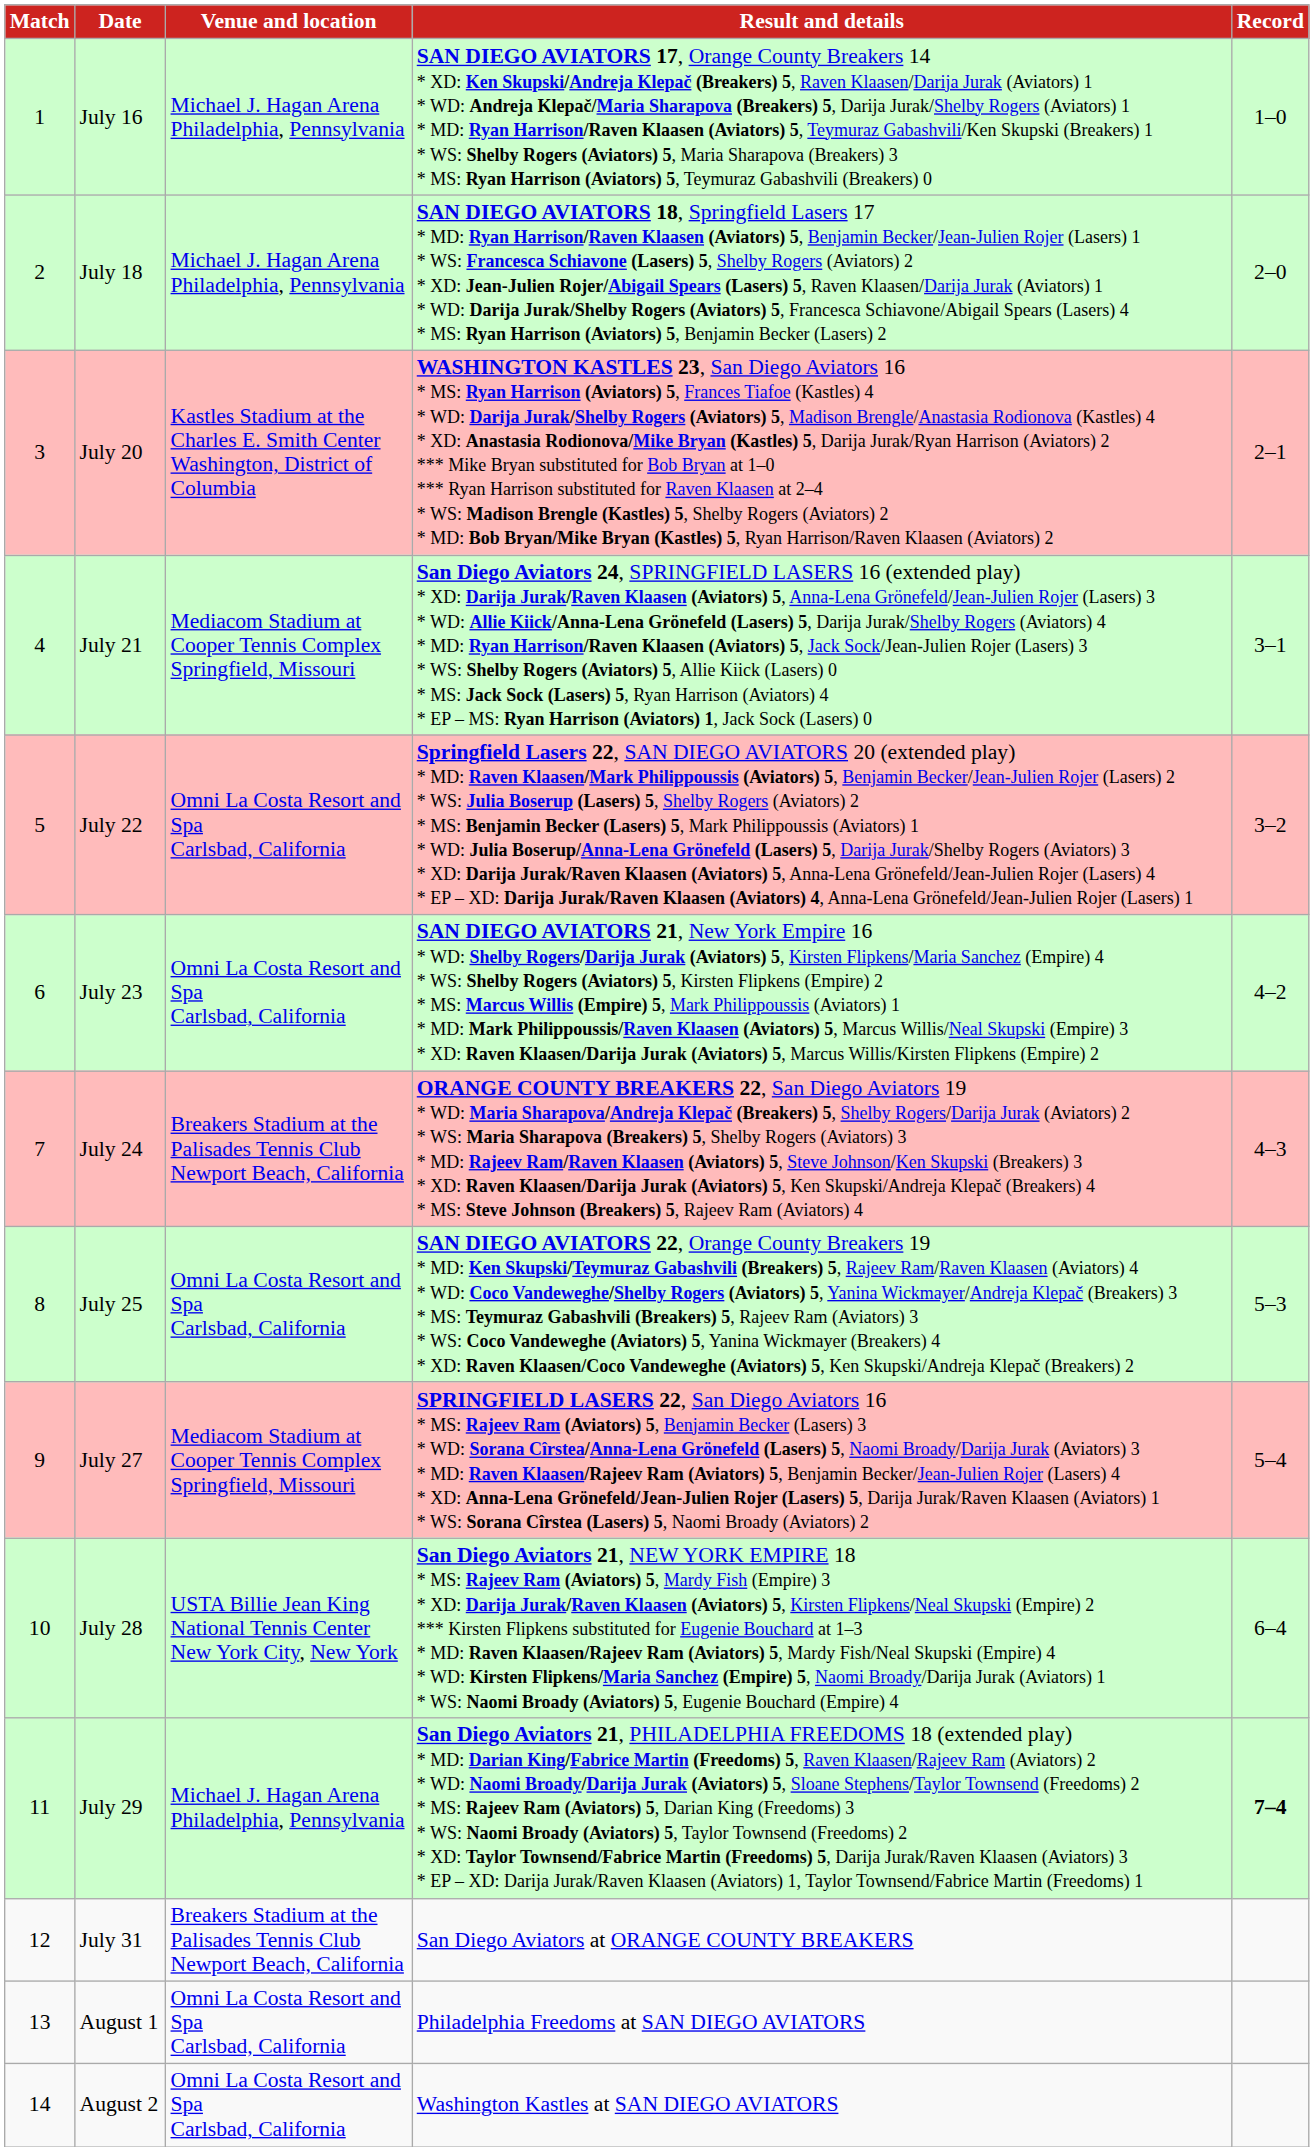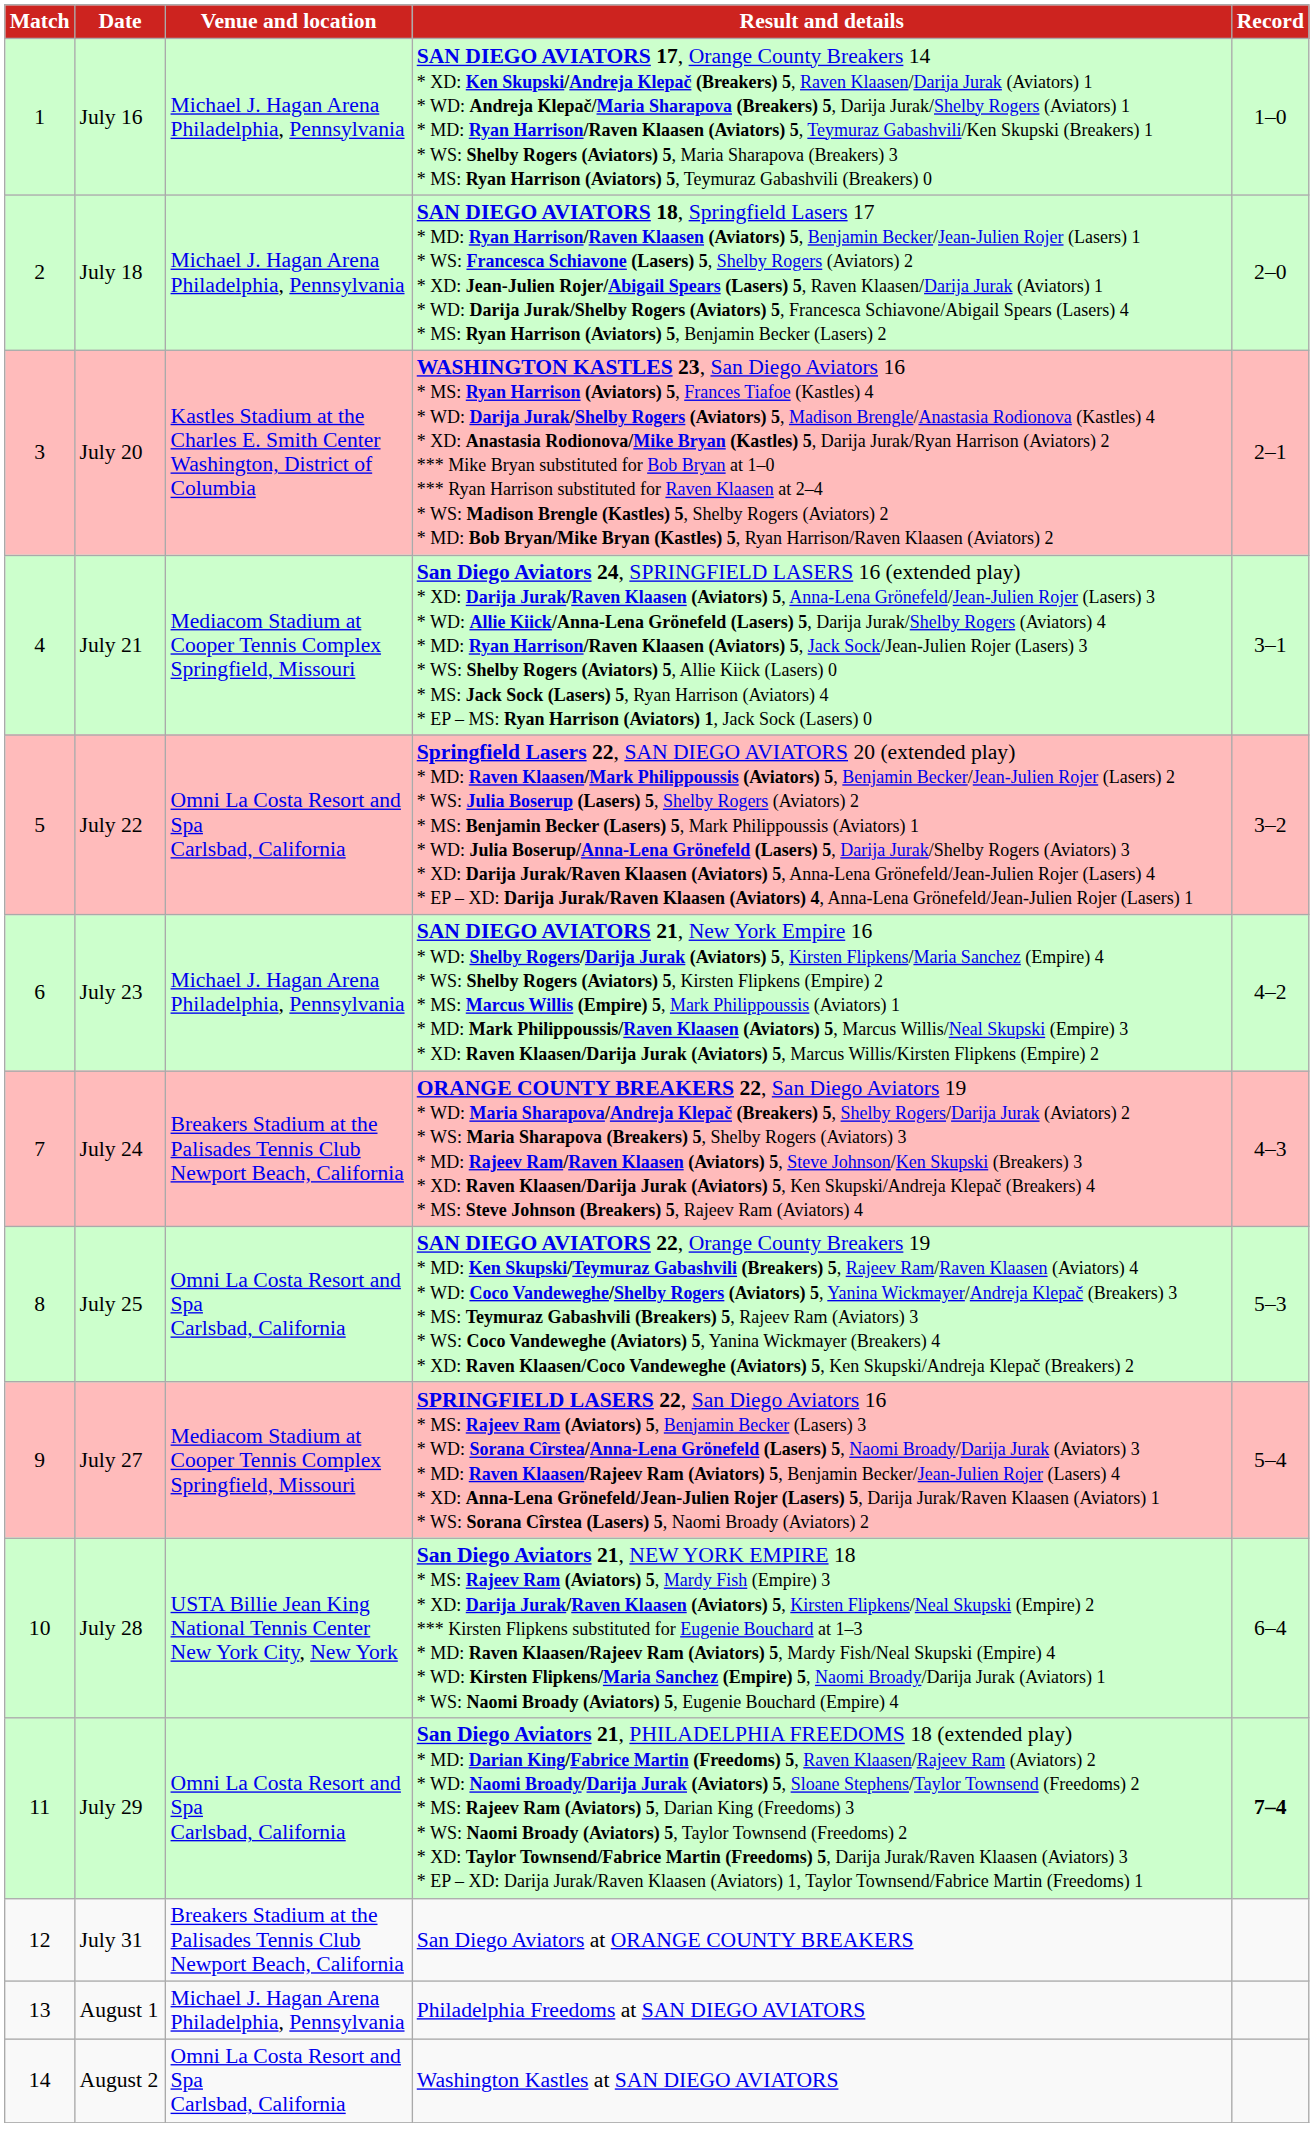(286, 992) Omni La Costa Resort and Spa Carlsbad, California -> (288, 992) Michael J. Hagan Arena Philadelphia, Pennsylvania
(288, 1807) Michael J. Hagan Arena Philadelphia, Pennsylvania -> (286, 1807) Omni La Costa Resort and Spa Carlsbad, California
(286, 2022) Omni La Costa Resort and Spa Carlsbad, California -> (288, 2010) Michael J. Hagan Arena Philadelphia, Pennsylvania
